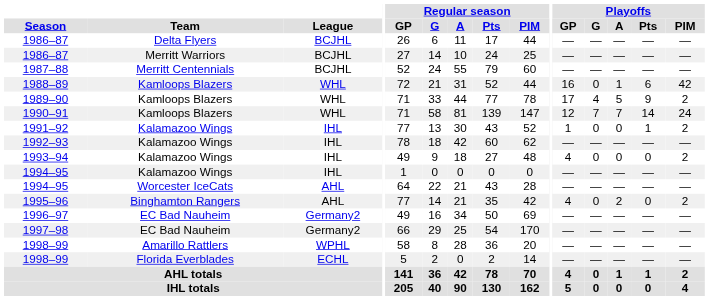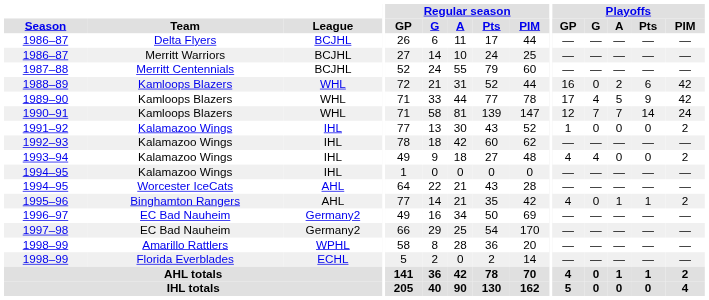(619, 84) 1 -> (619, 84) 2
(685, 99) 2 -> (685, 99) 42
(648, 128) 1 -> (648, 128) 0
(596, 157) 0 -> (596, 157) 4
(619, 201) 2 -> (619, 201) 1
(648, 201) 0 -> (648, 201) 1
